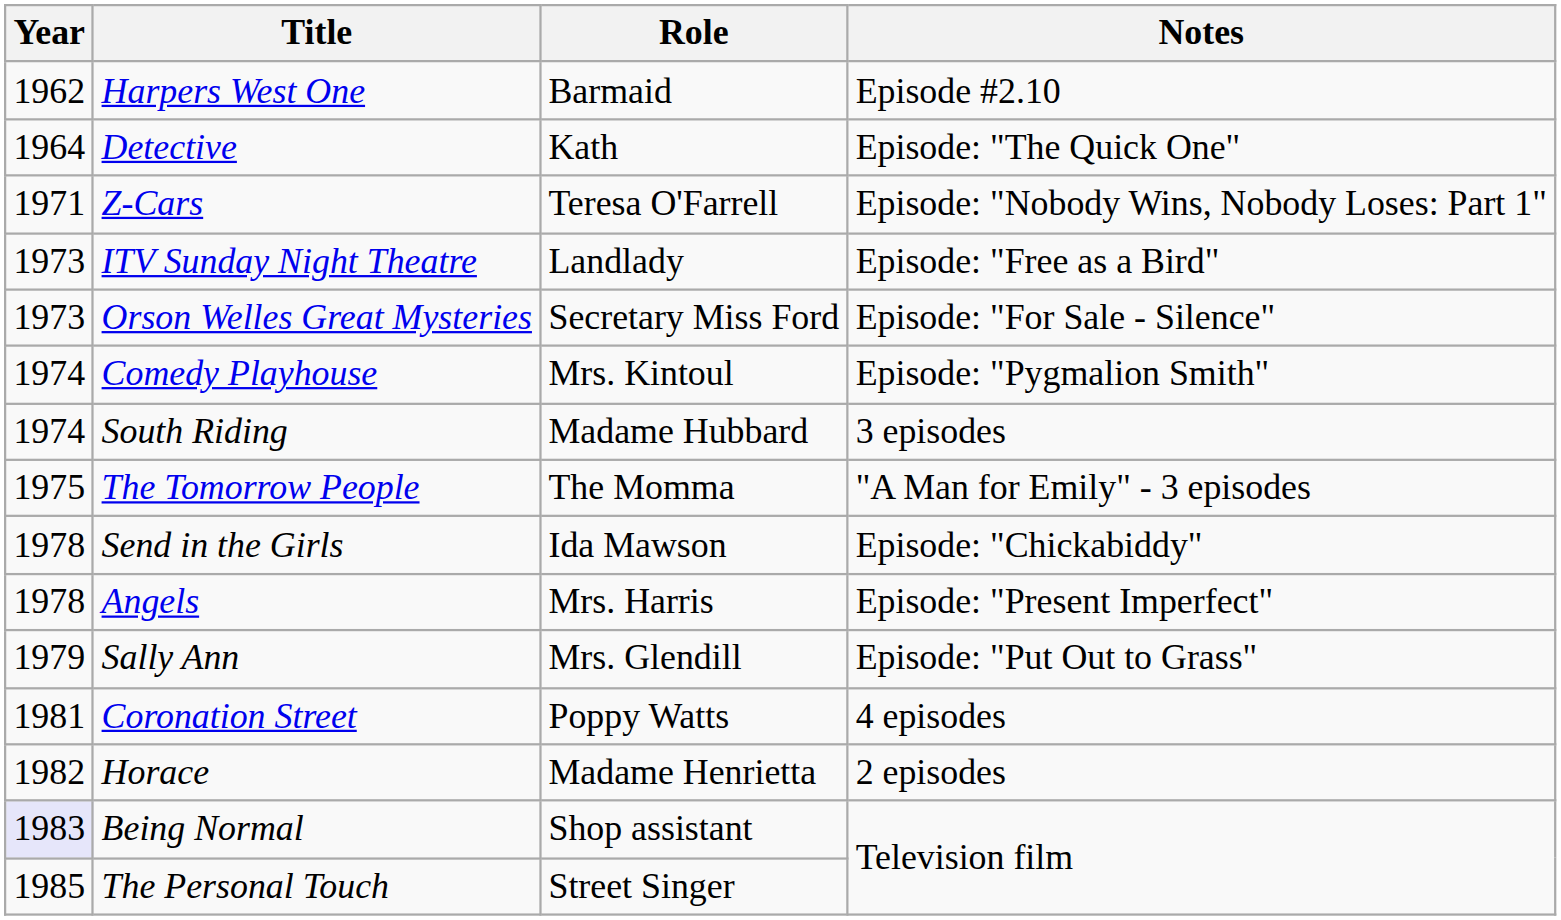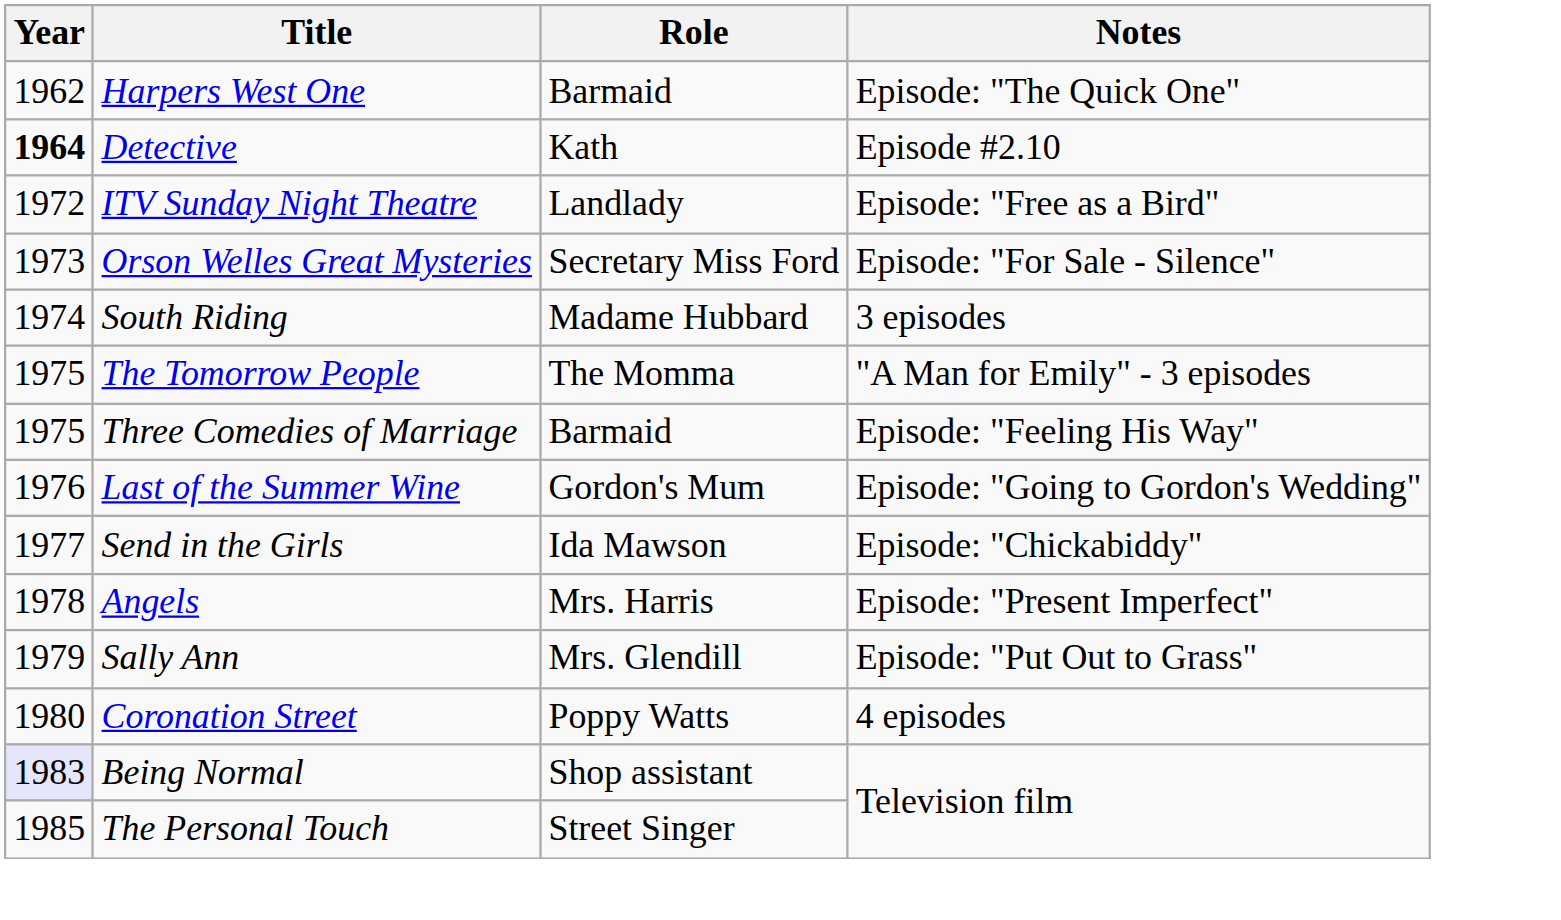(958, 89) Episode #2.10 -> (1048, 89) Episode: "The Quick One"
(49, 146) normal -> (49, 146) bold
(1048, 146) Episode: "The Quick One" -> (958, 146) Episode #2.10
- row: (152, 203)
(49, 260) 1973 -> (49, 203) 1972
- row: (239, 373)
+ row: (309, 430)
+ row: (281, 487)
(49, 544) 1978 -> (49, 544) 1977
(49, 714) 1981 -> (49, 714) 1980
- row: (155, 771)
